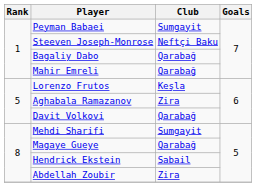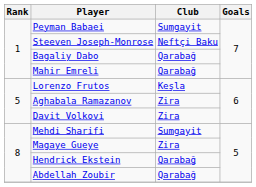(177, 116) Qarabağ -> (169, 116) Zira
(177, 145) Qarabağ -> (169, 145) Zira
(174, 160) Sabail -> (177, 160) Qarabağ
(169, 175) Zira -> (177, 175) Qarabağ
